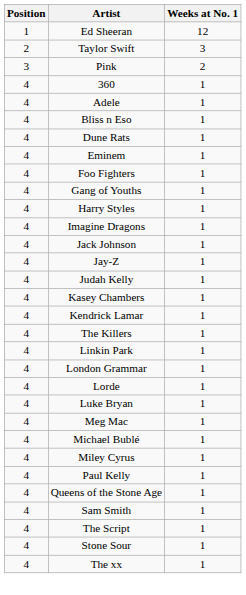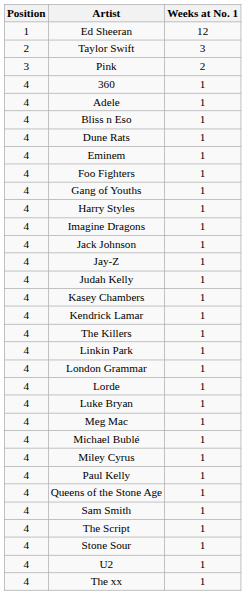+ row: (106, 564)
